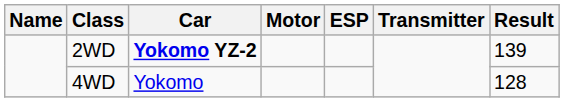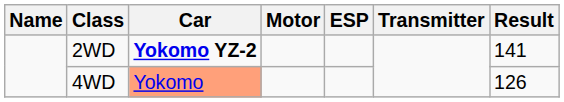(510, 51) 139 -> (510, 51) 141
(168, 81) no background -> (168, 81) lightsalmon background
(510, 81) 128 -> (510, 81) 126
